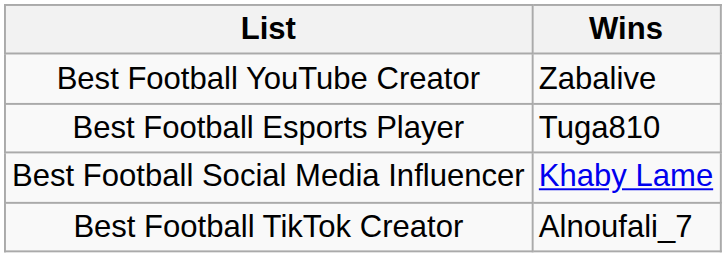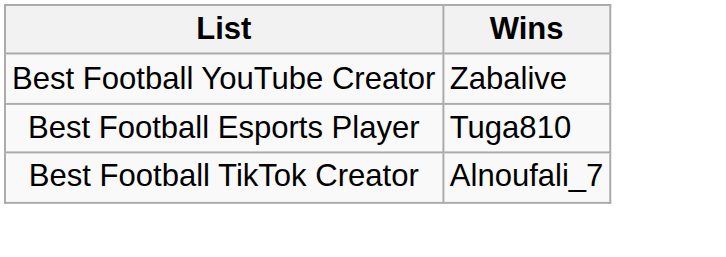- row: (268, 176)
